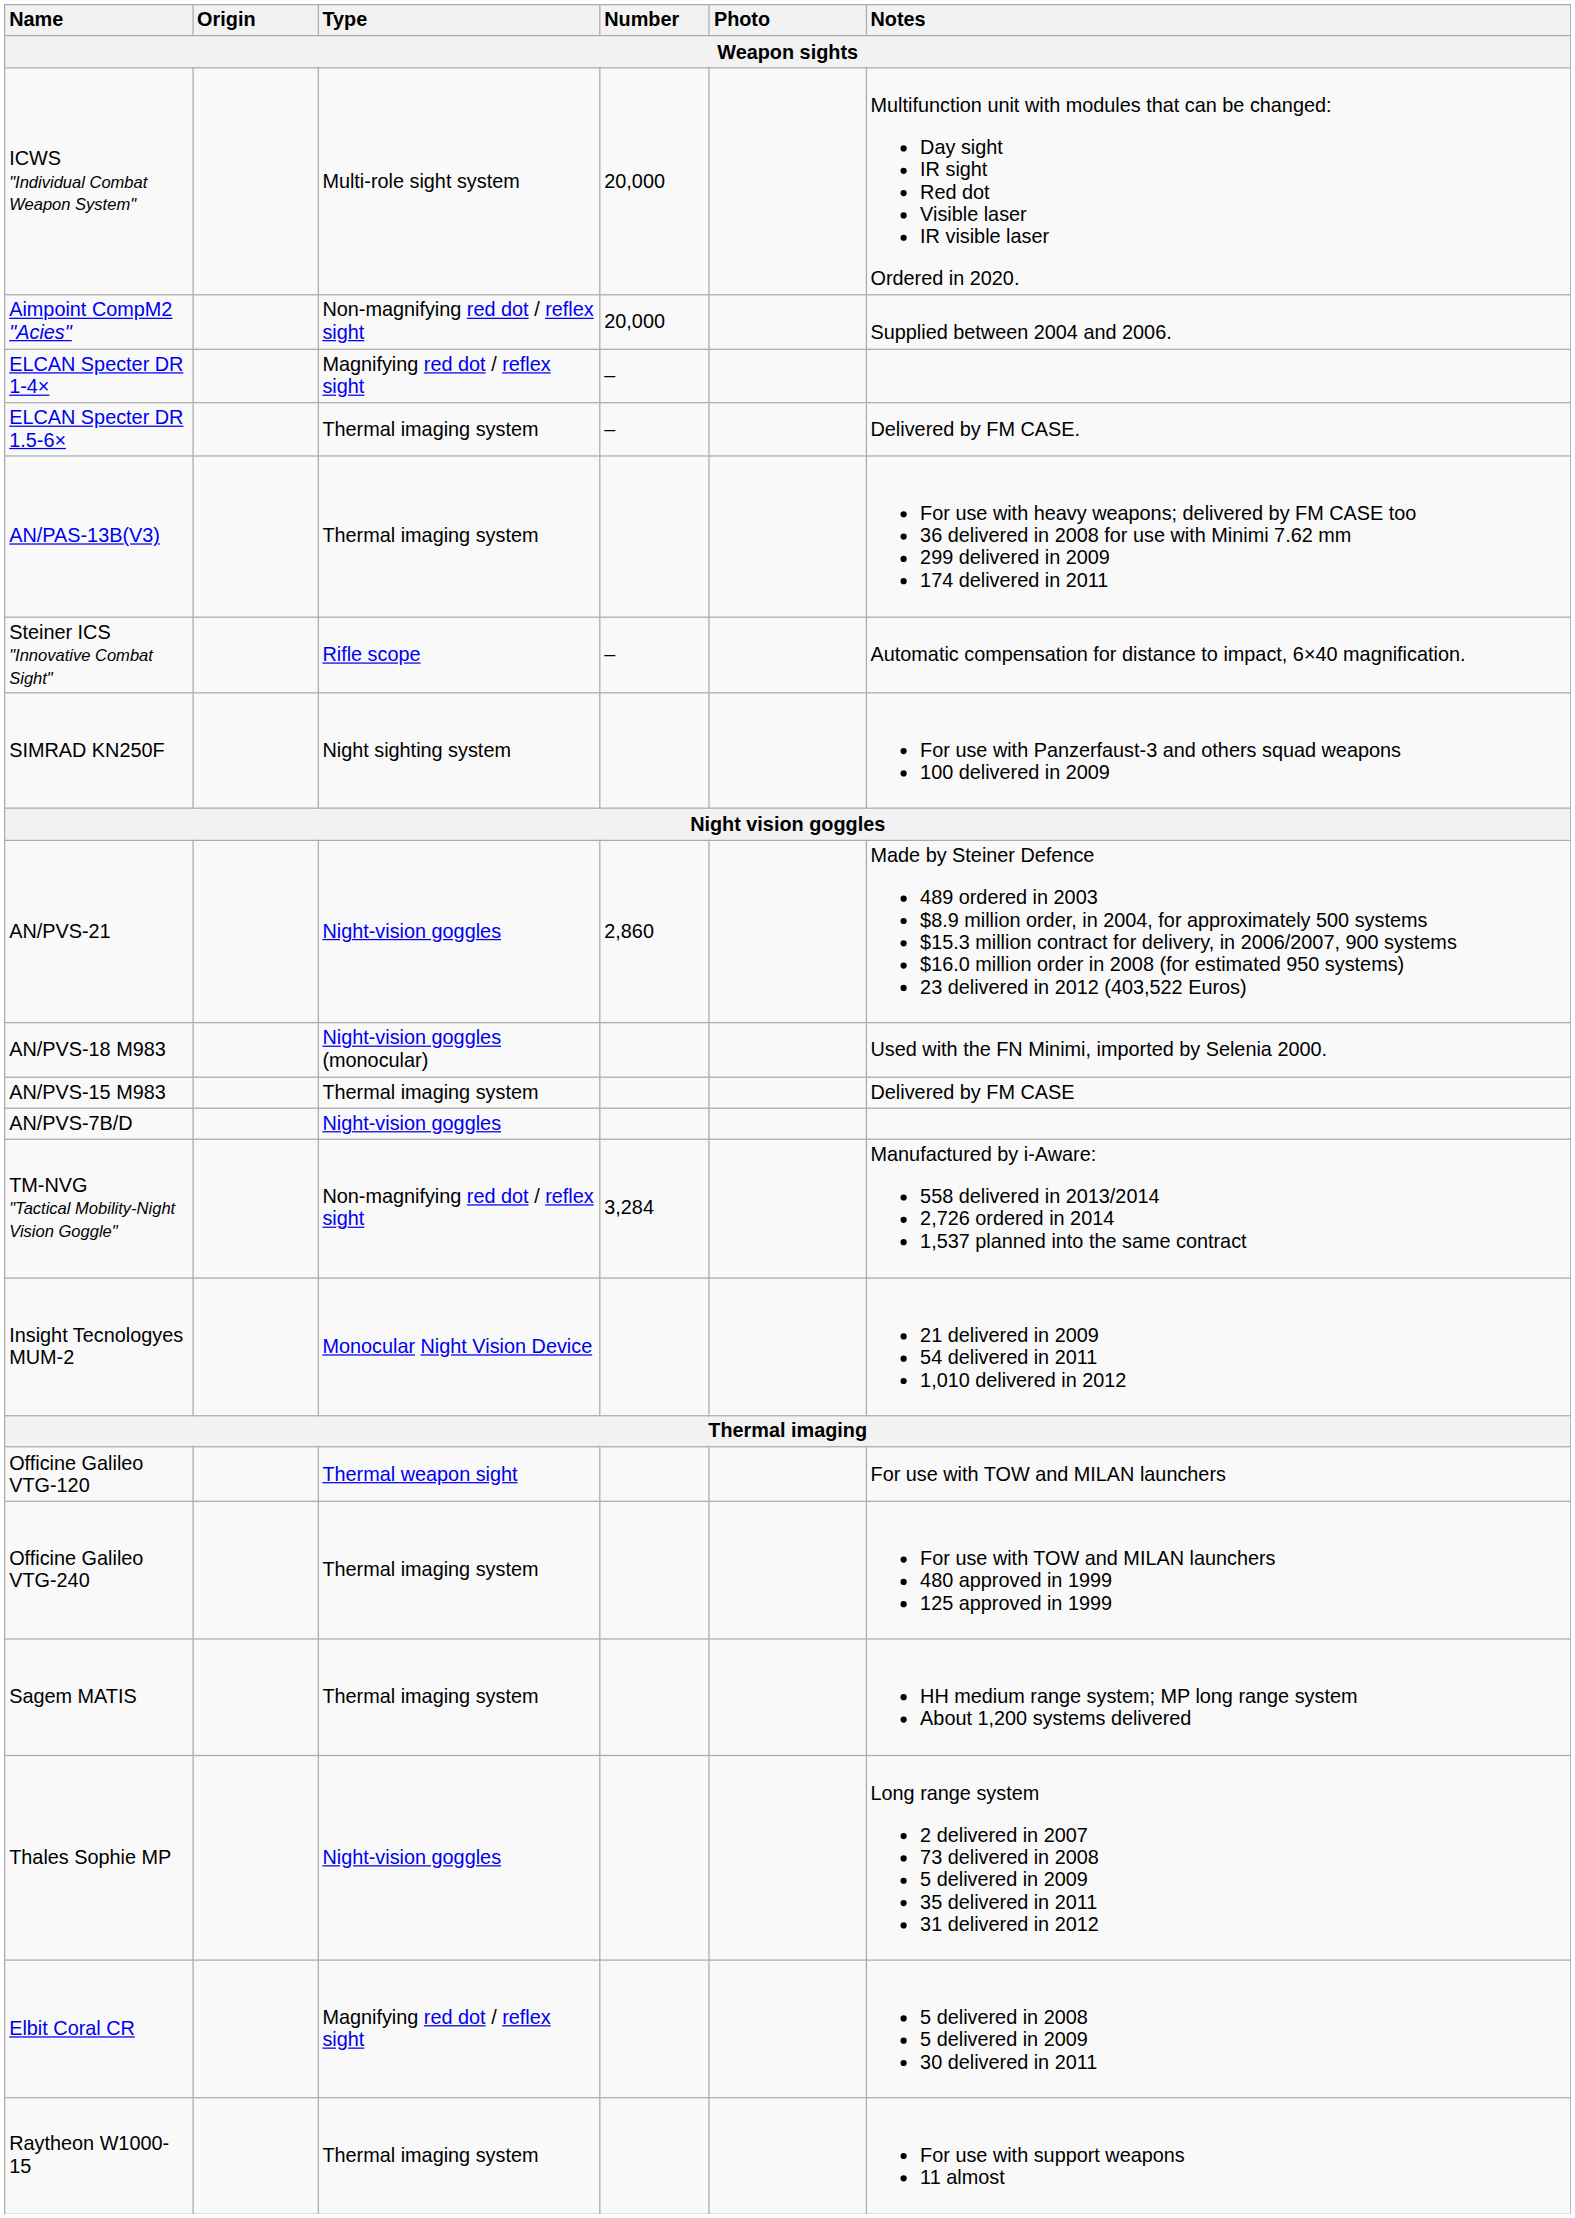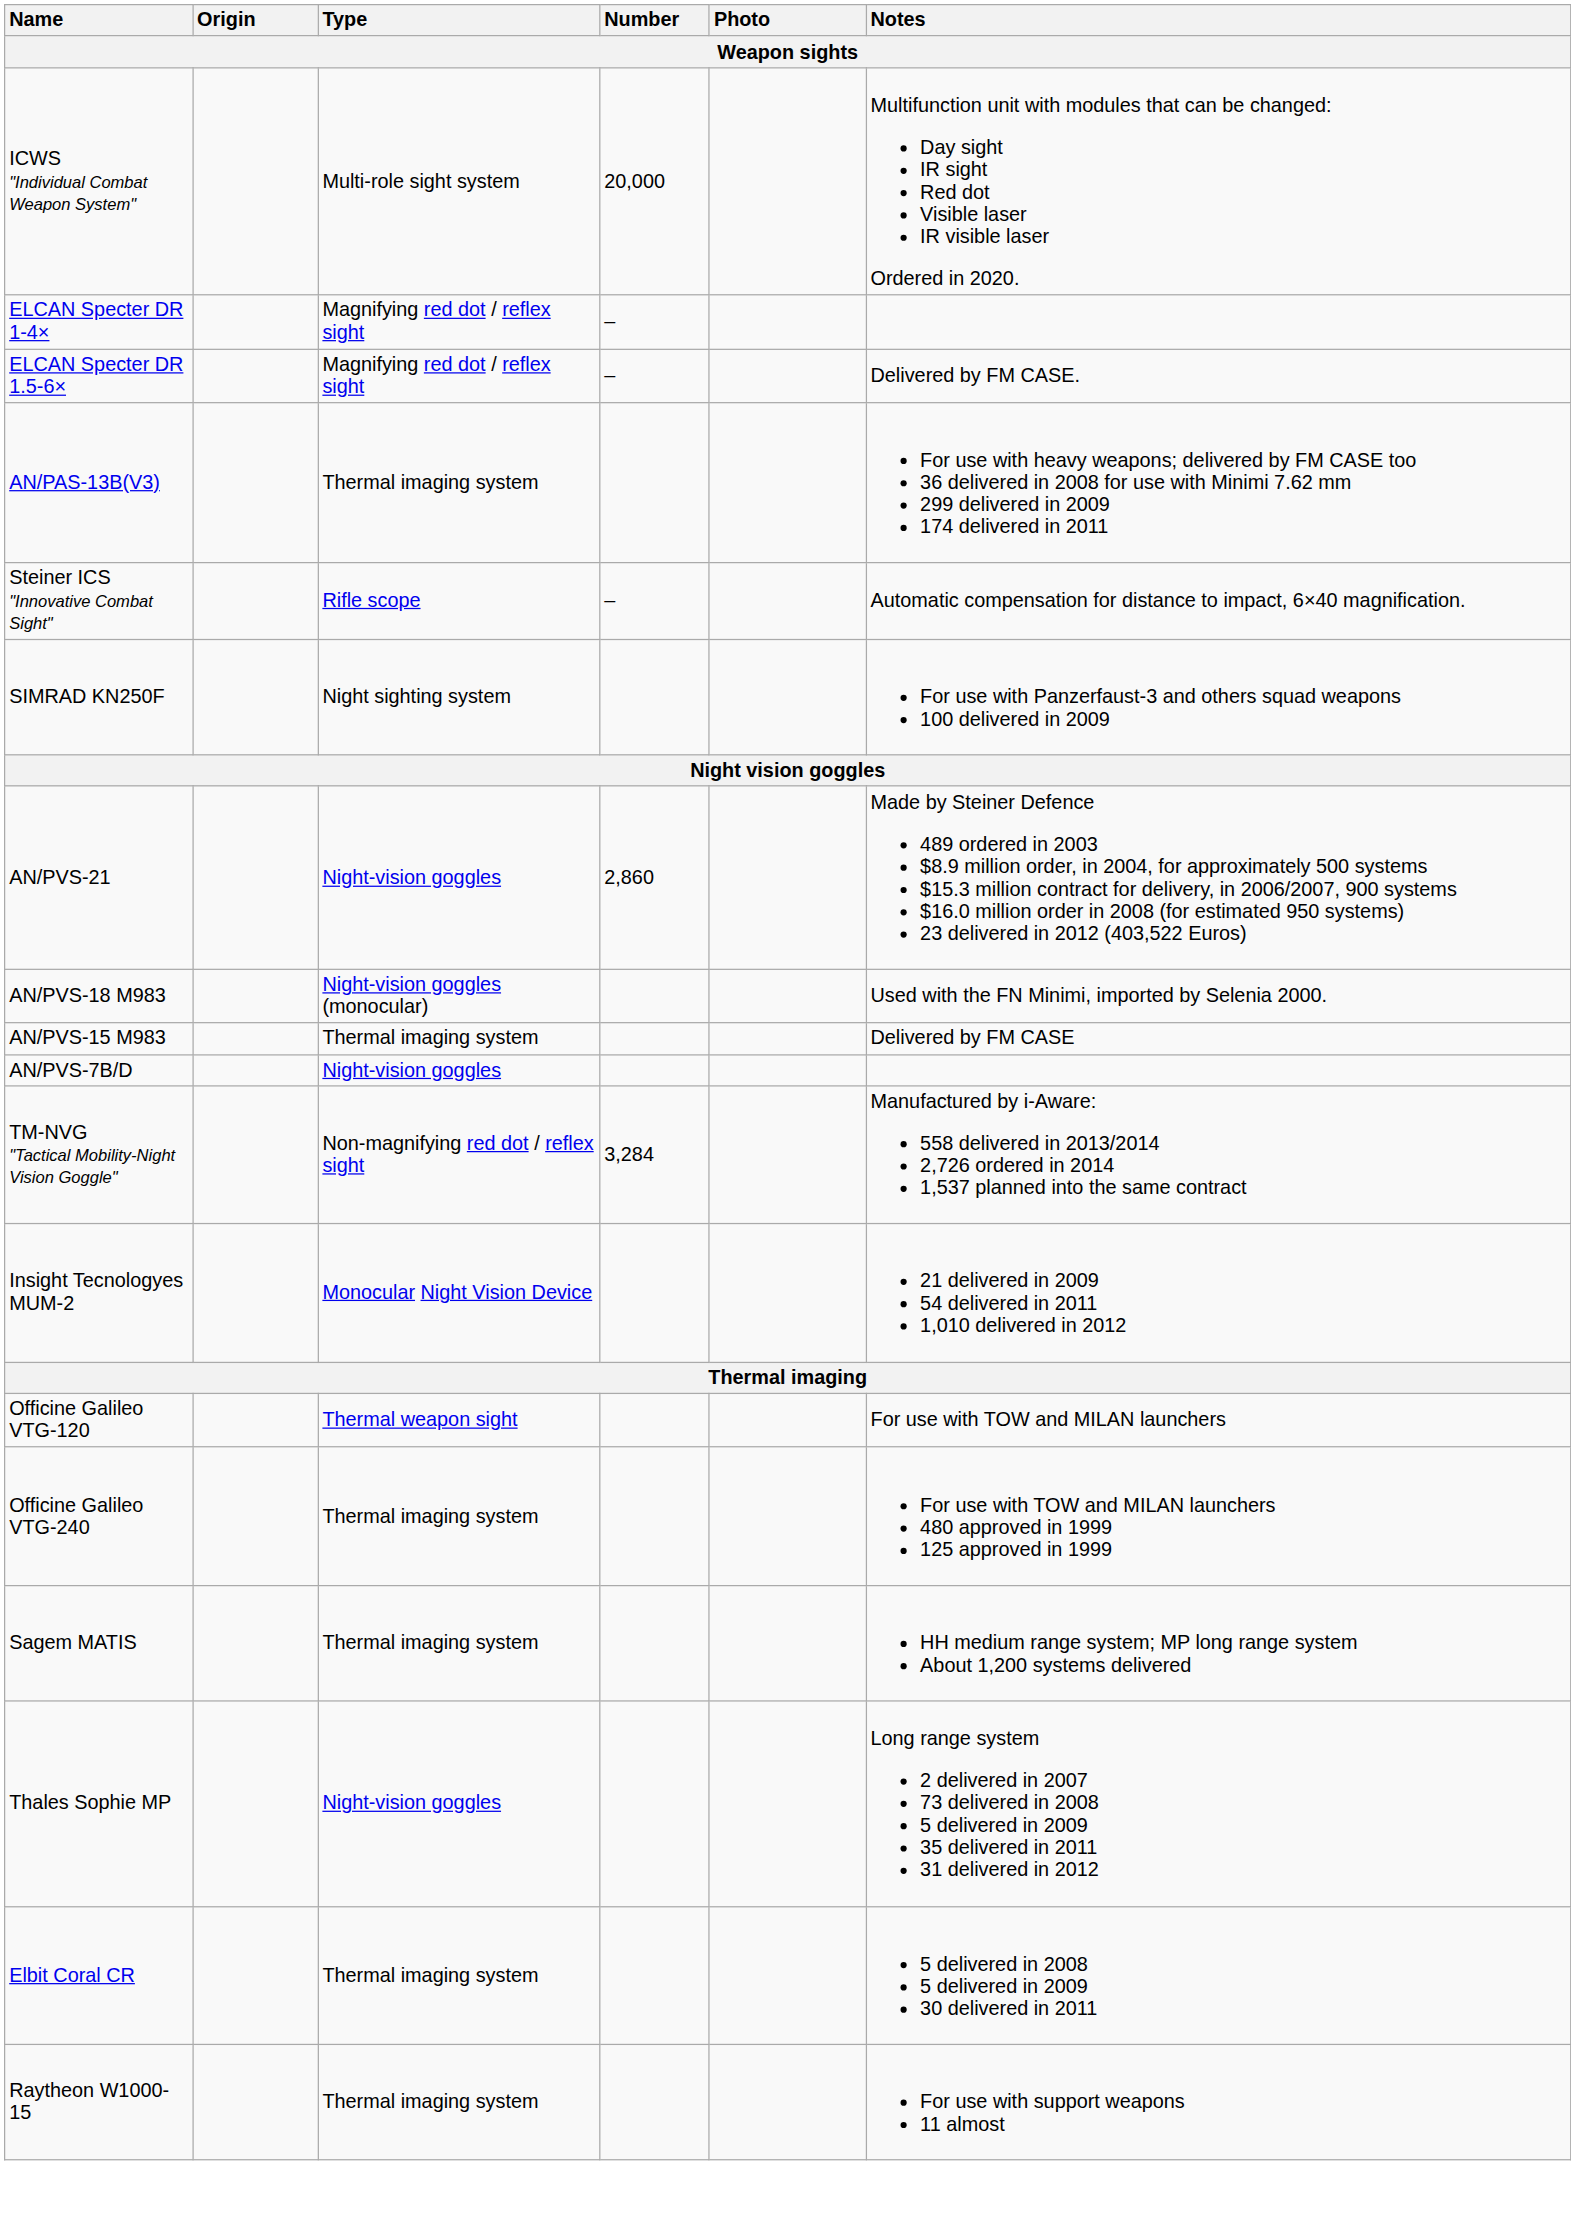- row: (91, 321)
(430, 429) Thermal imaging system -> (437, 375) Magnifying red dot / reflex sight
(437, 2028) Magnifying red dot / reflex sight -> (430, 1975) Thermal imaging system
